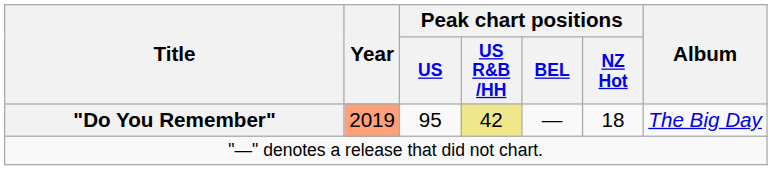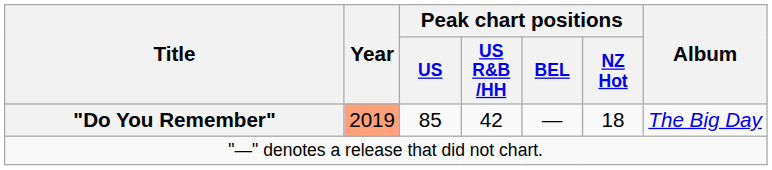(430, 119) 95 -> (430, 119) 85
(491, 119) khaki background -> (491, 119) no background
